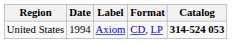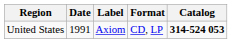(80, 30) 1994 -> (80, 30) 1991
